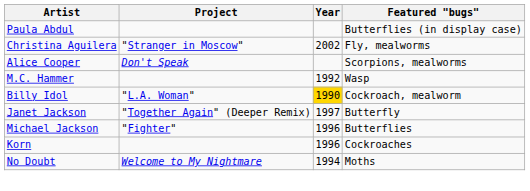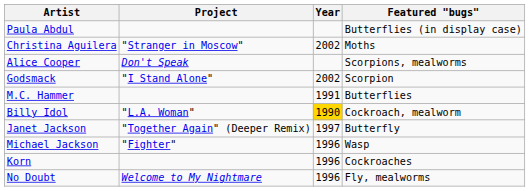(388, 46) Fly, mealworms -> (360, 46) Moths
+ row: (31, 79)
(328, 79) 1992 -> (328, 95) 1991
(357, 79) Wasp -> (378, 95) Butterflies
(378, 128) Butterflies -> (357, 145) Wasp
(328, 161) 1994 -> (328, 178) 1996
(360, 161) Moths -> (388, 178) Fly, mealworms
